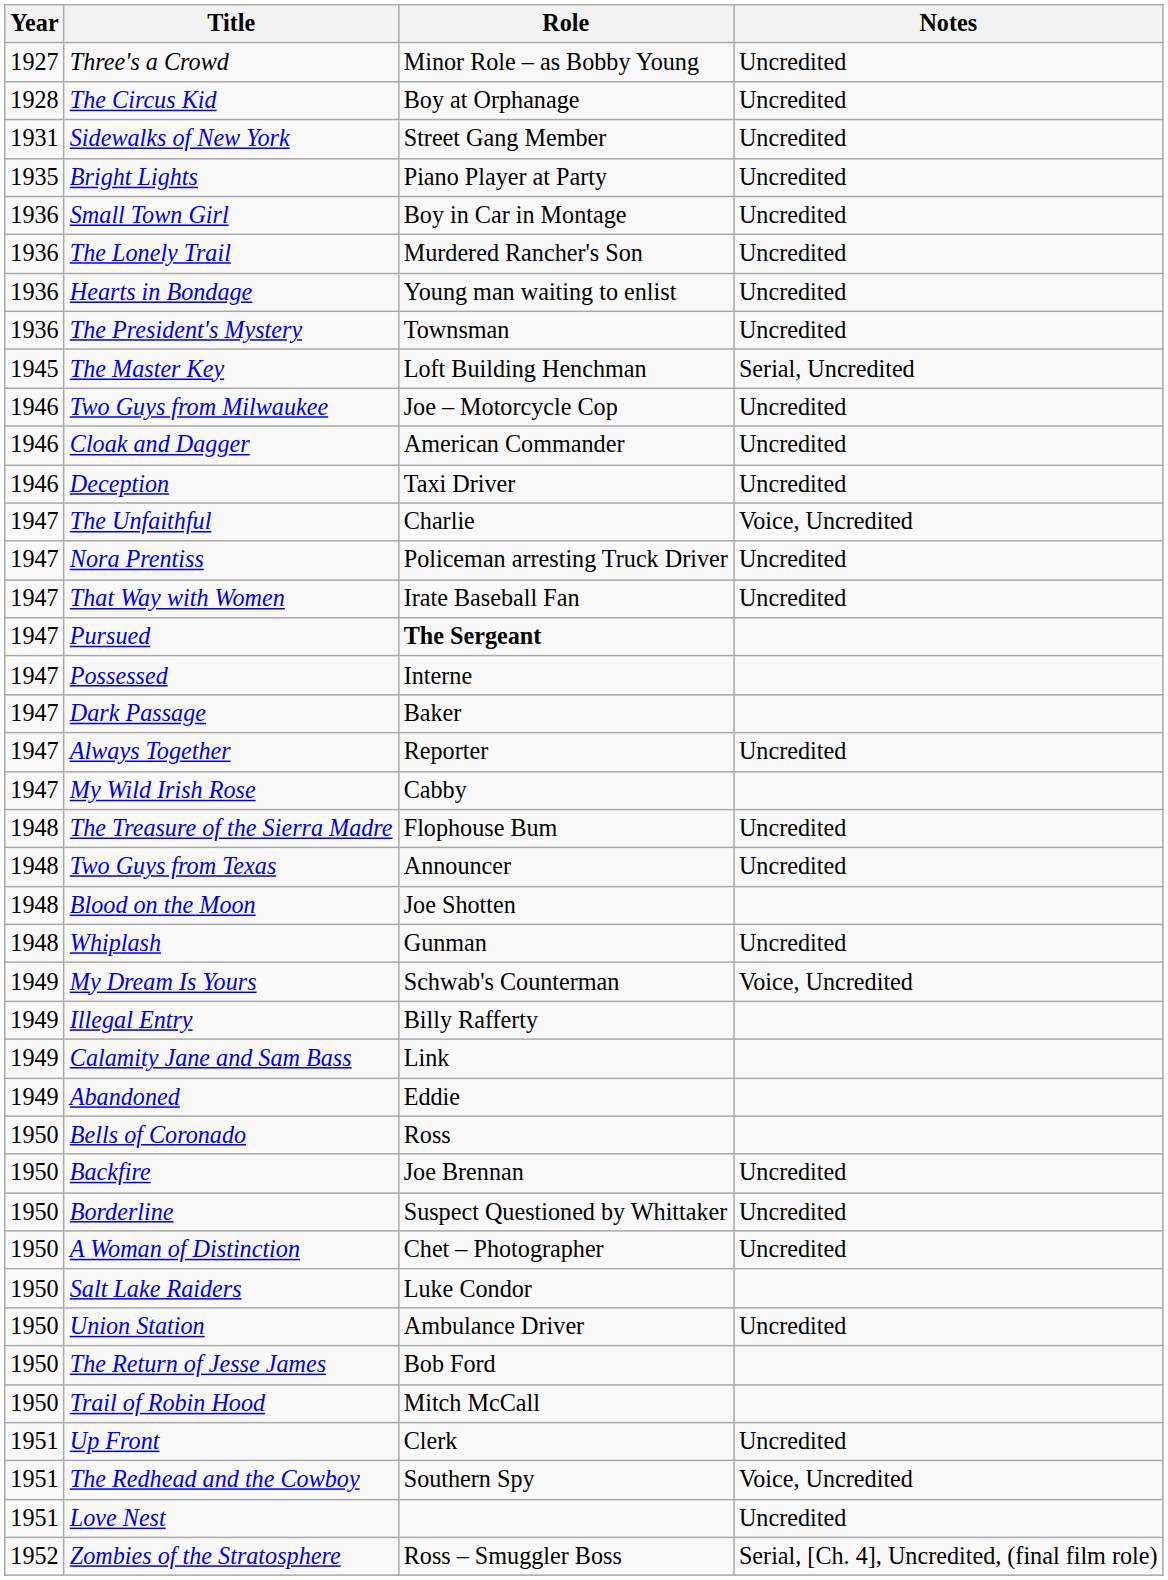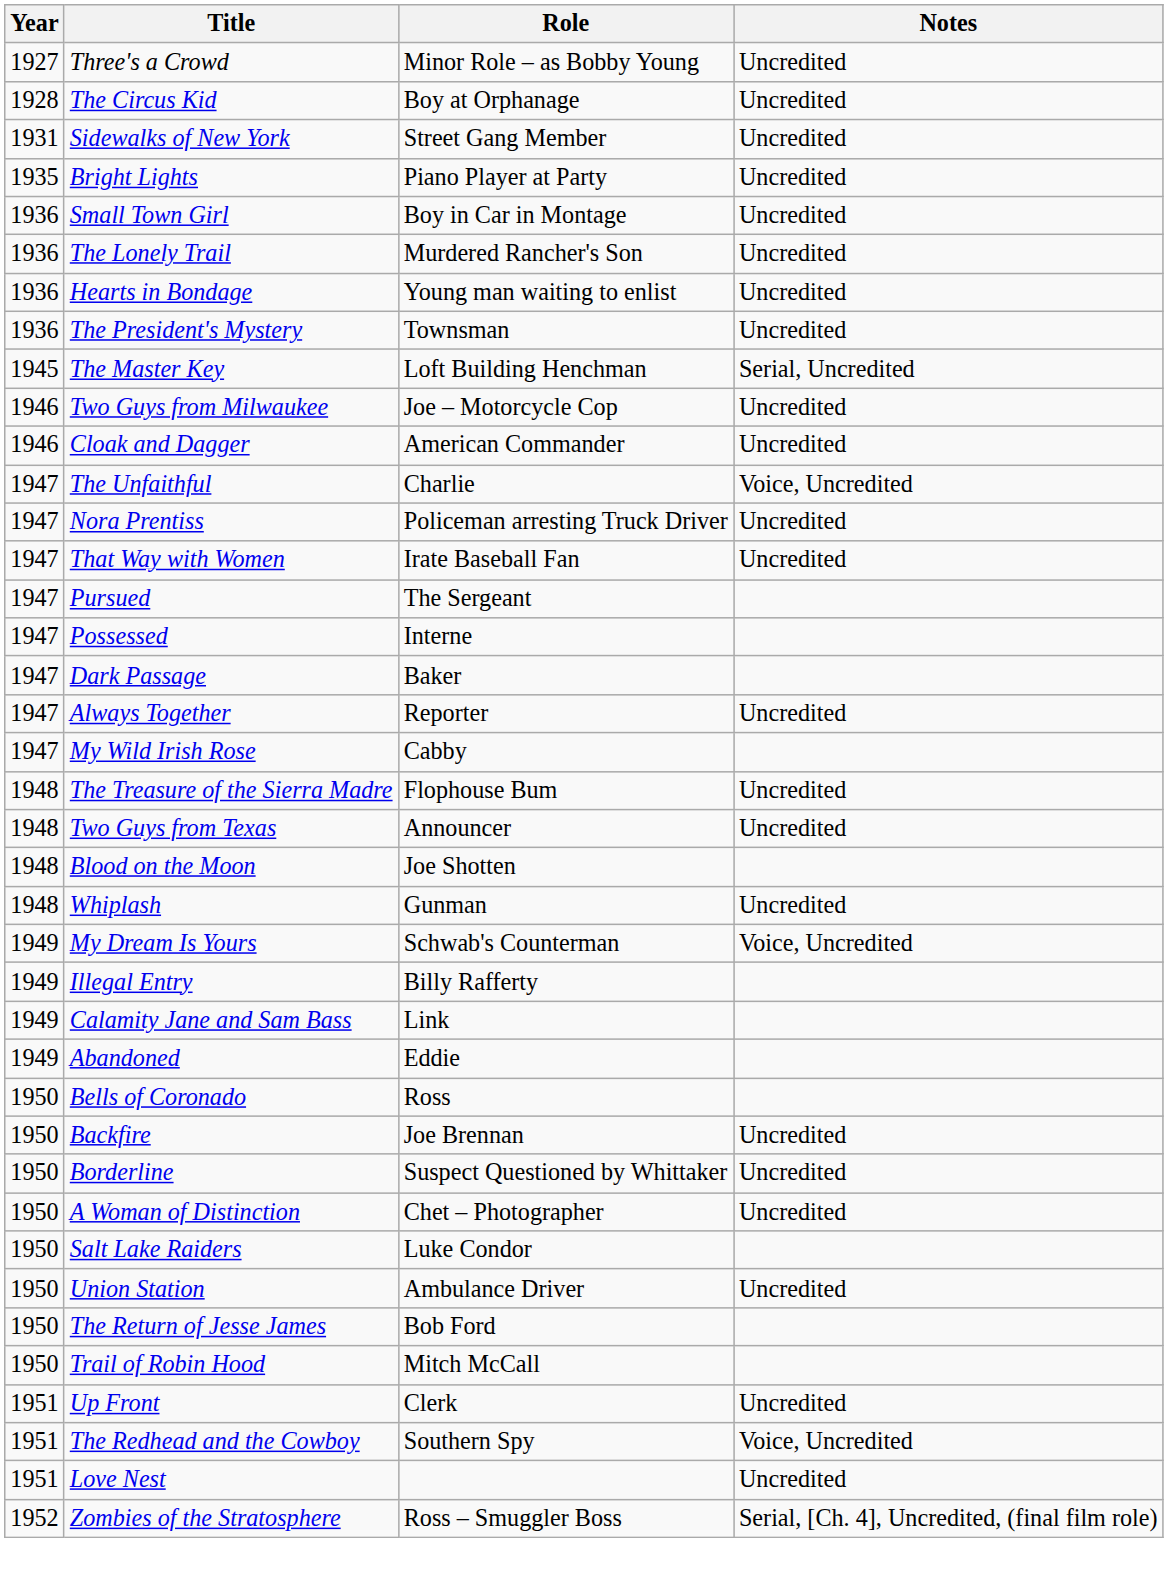- row: (119, 483)
(472, 636) bold -> (468, 598) normal
